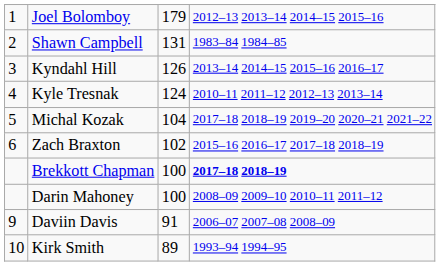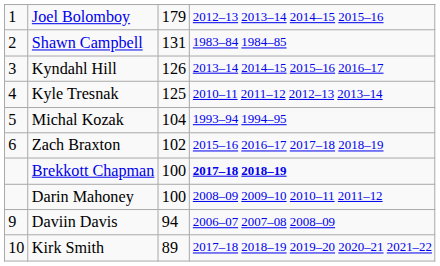(174, 94) 124 -> (174, 94) 125
(312, 119) 2017–18 2018–19 2019–20 2020–21 2021–22 -> (240, 119) 1993–94 1994–95
(170, 222) 91 -> (170, 222) 94
(240, 247) 1993–94 1994–95 -> (312, 247) 2017–18 2018–19 2019–20 2020–21 2021–22
